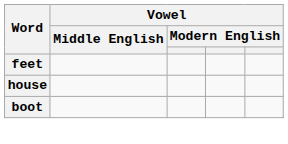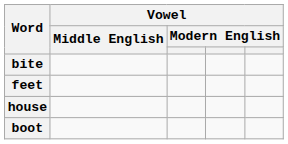+ row: (27, 64)
